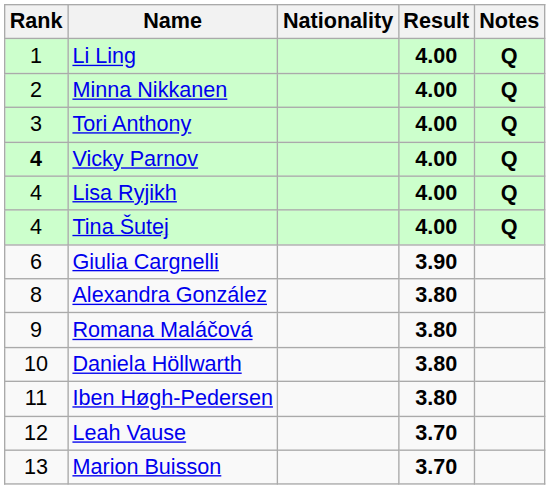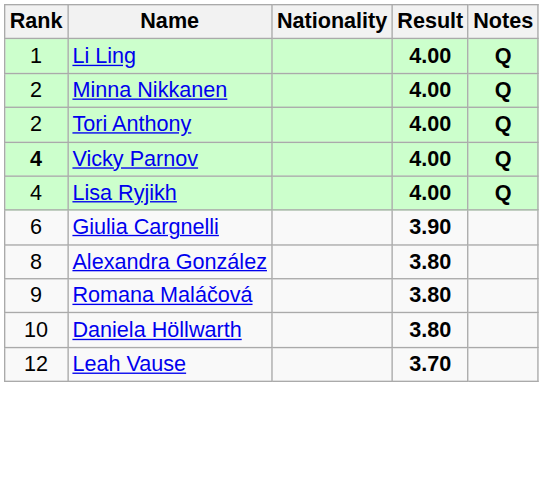(36, 124) 3 -> (36, 124) 2
- row: (121, 227)
- row: (173, 398)
- row: (147, 466)
